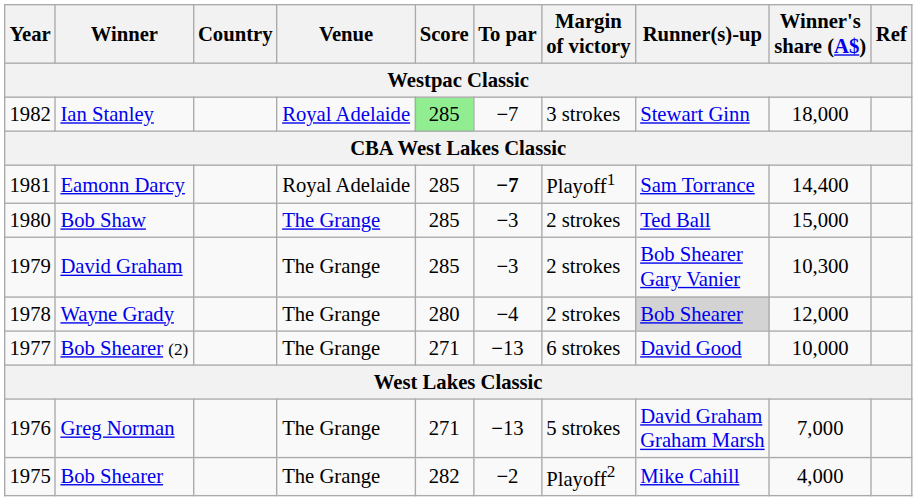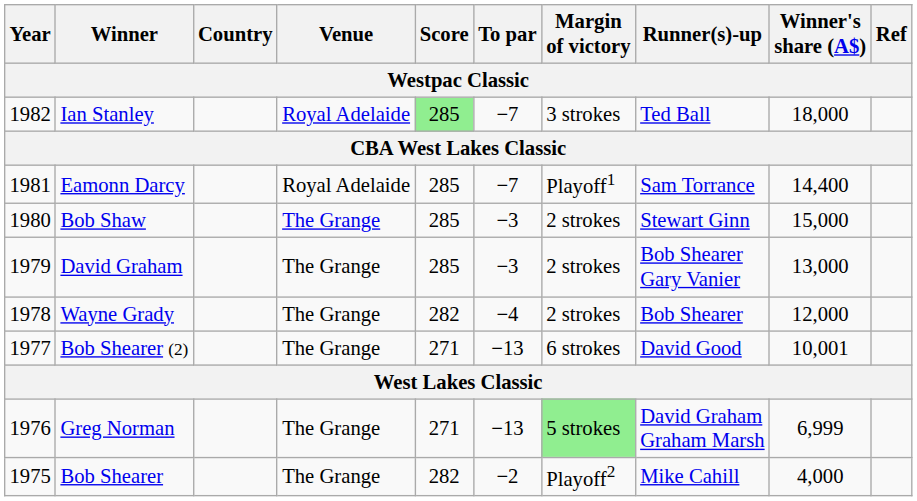(695, 114) Stewart Ginn -> (675, 114) Ted Ball
(507, 184) bold -> (507, 184) normal
(675, 220) Ted Ball -> (695, 220) Stewart Ginn
(820, 267) 10,300 -> (820, 267) 13,000
(444, 313) 280 -> (444, 313) 282
(691, 313) lightgrey background -> (691, 313) no background
(820, 347) 10,000 -> (820, 347) 10,001
(583, 427) no background -> (583, 427) lightgreen background
(820, 427) 7,000 -> (820, 427) 6,999
